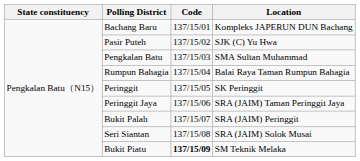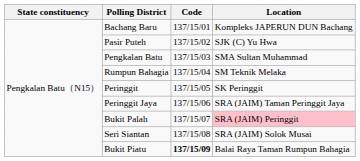(282, 72) Balai Raya Taman Rumpun Bahagia -> (250, 72) SM Teknik Melaka
(257, 118) no background -> (257, 118) pink background
(250, 149) SM Teknik Melaka -> (282, 149) Balai Raya Taman Rumpun Bahagia
